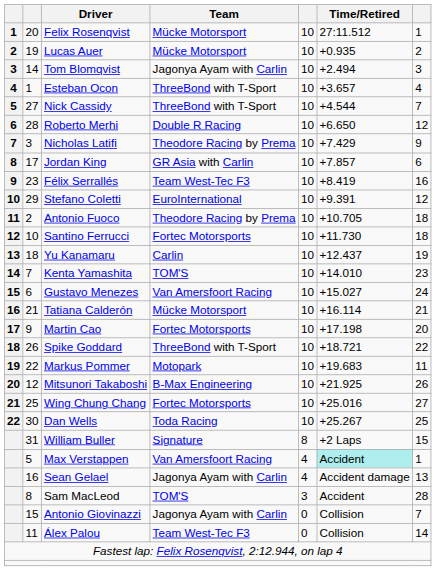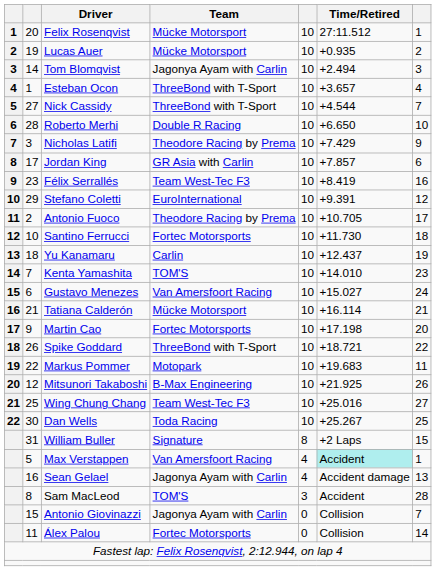(422, 125) 12 -> (422, 125) 10
(422, 218) 18 -> (422, 218) 17
(202, 403) Fortec Motorsports -> (201, 403) Team West-Tec F3
(201, 533) Team West-Tec F3 -> (202, 533) Fortec Motorsports
